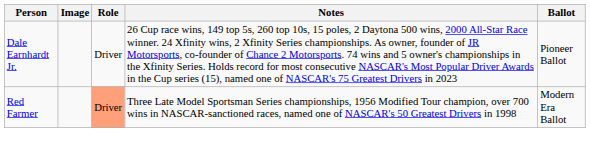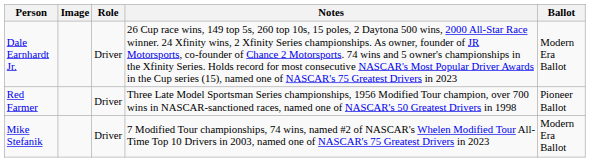(557, 54) Pioneer Ballot -> (557, 54) Modern Era Ballot
(108, 107) lightsalmon background -> (108, 101) no background
(557, 107) Modern Era Ballot -> (557, 101) Pioneer Ballot
+ row: (25, 136)
